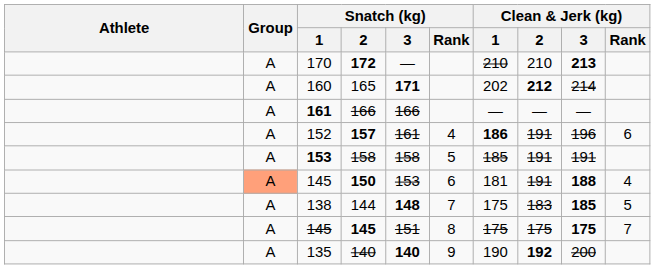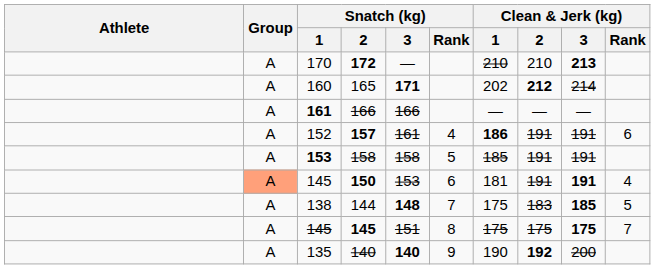(584, 134) 196 -> (584, 134) 191
(584, 181) 188 -> (584, 181) 191
